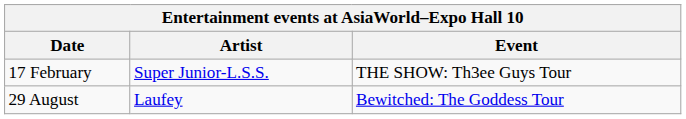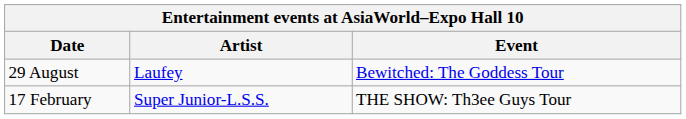rows swapped: (50, 72) <-> (43, 99)
